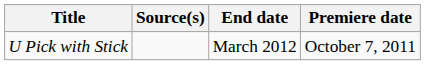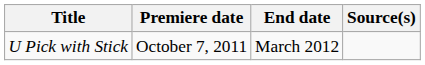columns swapped: (360, 18) <-> (170, 18)
